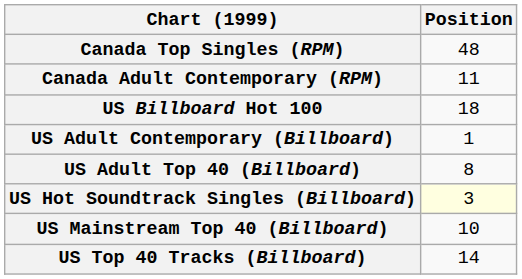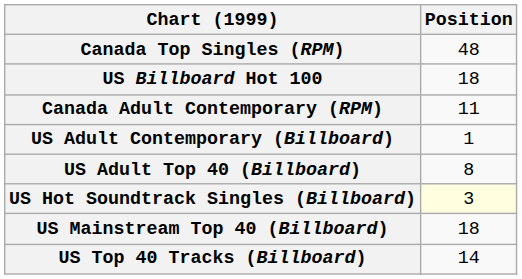rows swapped: (213, 79) <-> (213, 109)
(469, 229) 10 -> (469, 229) 18
